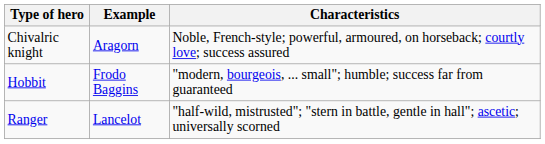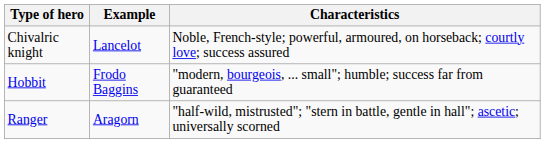(116, 44) Aragorn -> (117, 44) Lancelot
(117, 119) Lancelot -> (116, 119) Aragorn
